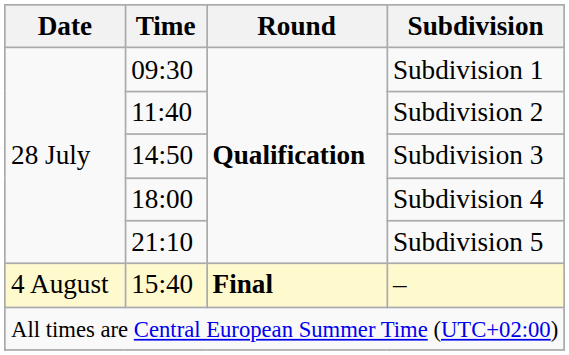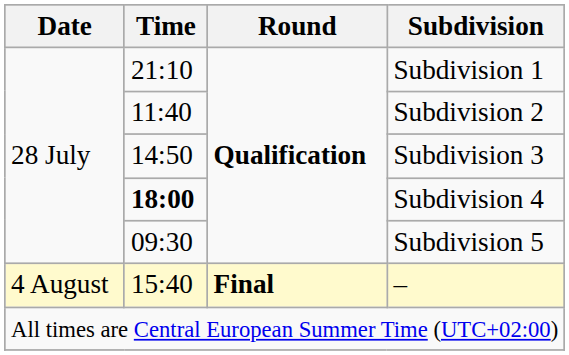(162, 69) 09:30 -> (162, 69) 21:10
(162, 198) normal -> (163, 198) bold
(162, 241) 21:10 -> (162, 241) 09:30
